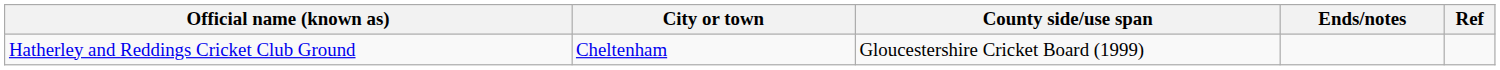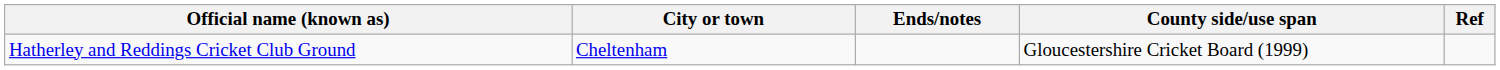columns swapped: (1068, 19) <-> (1362, 19)
